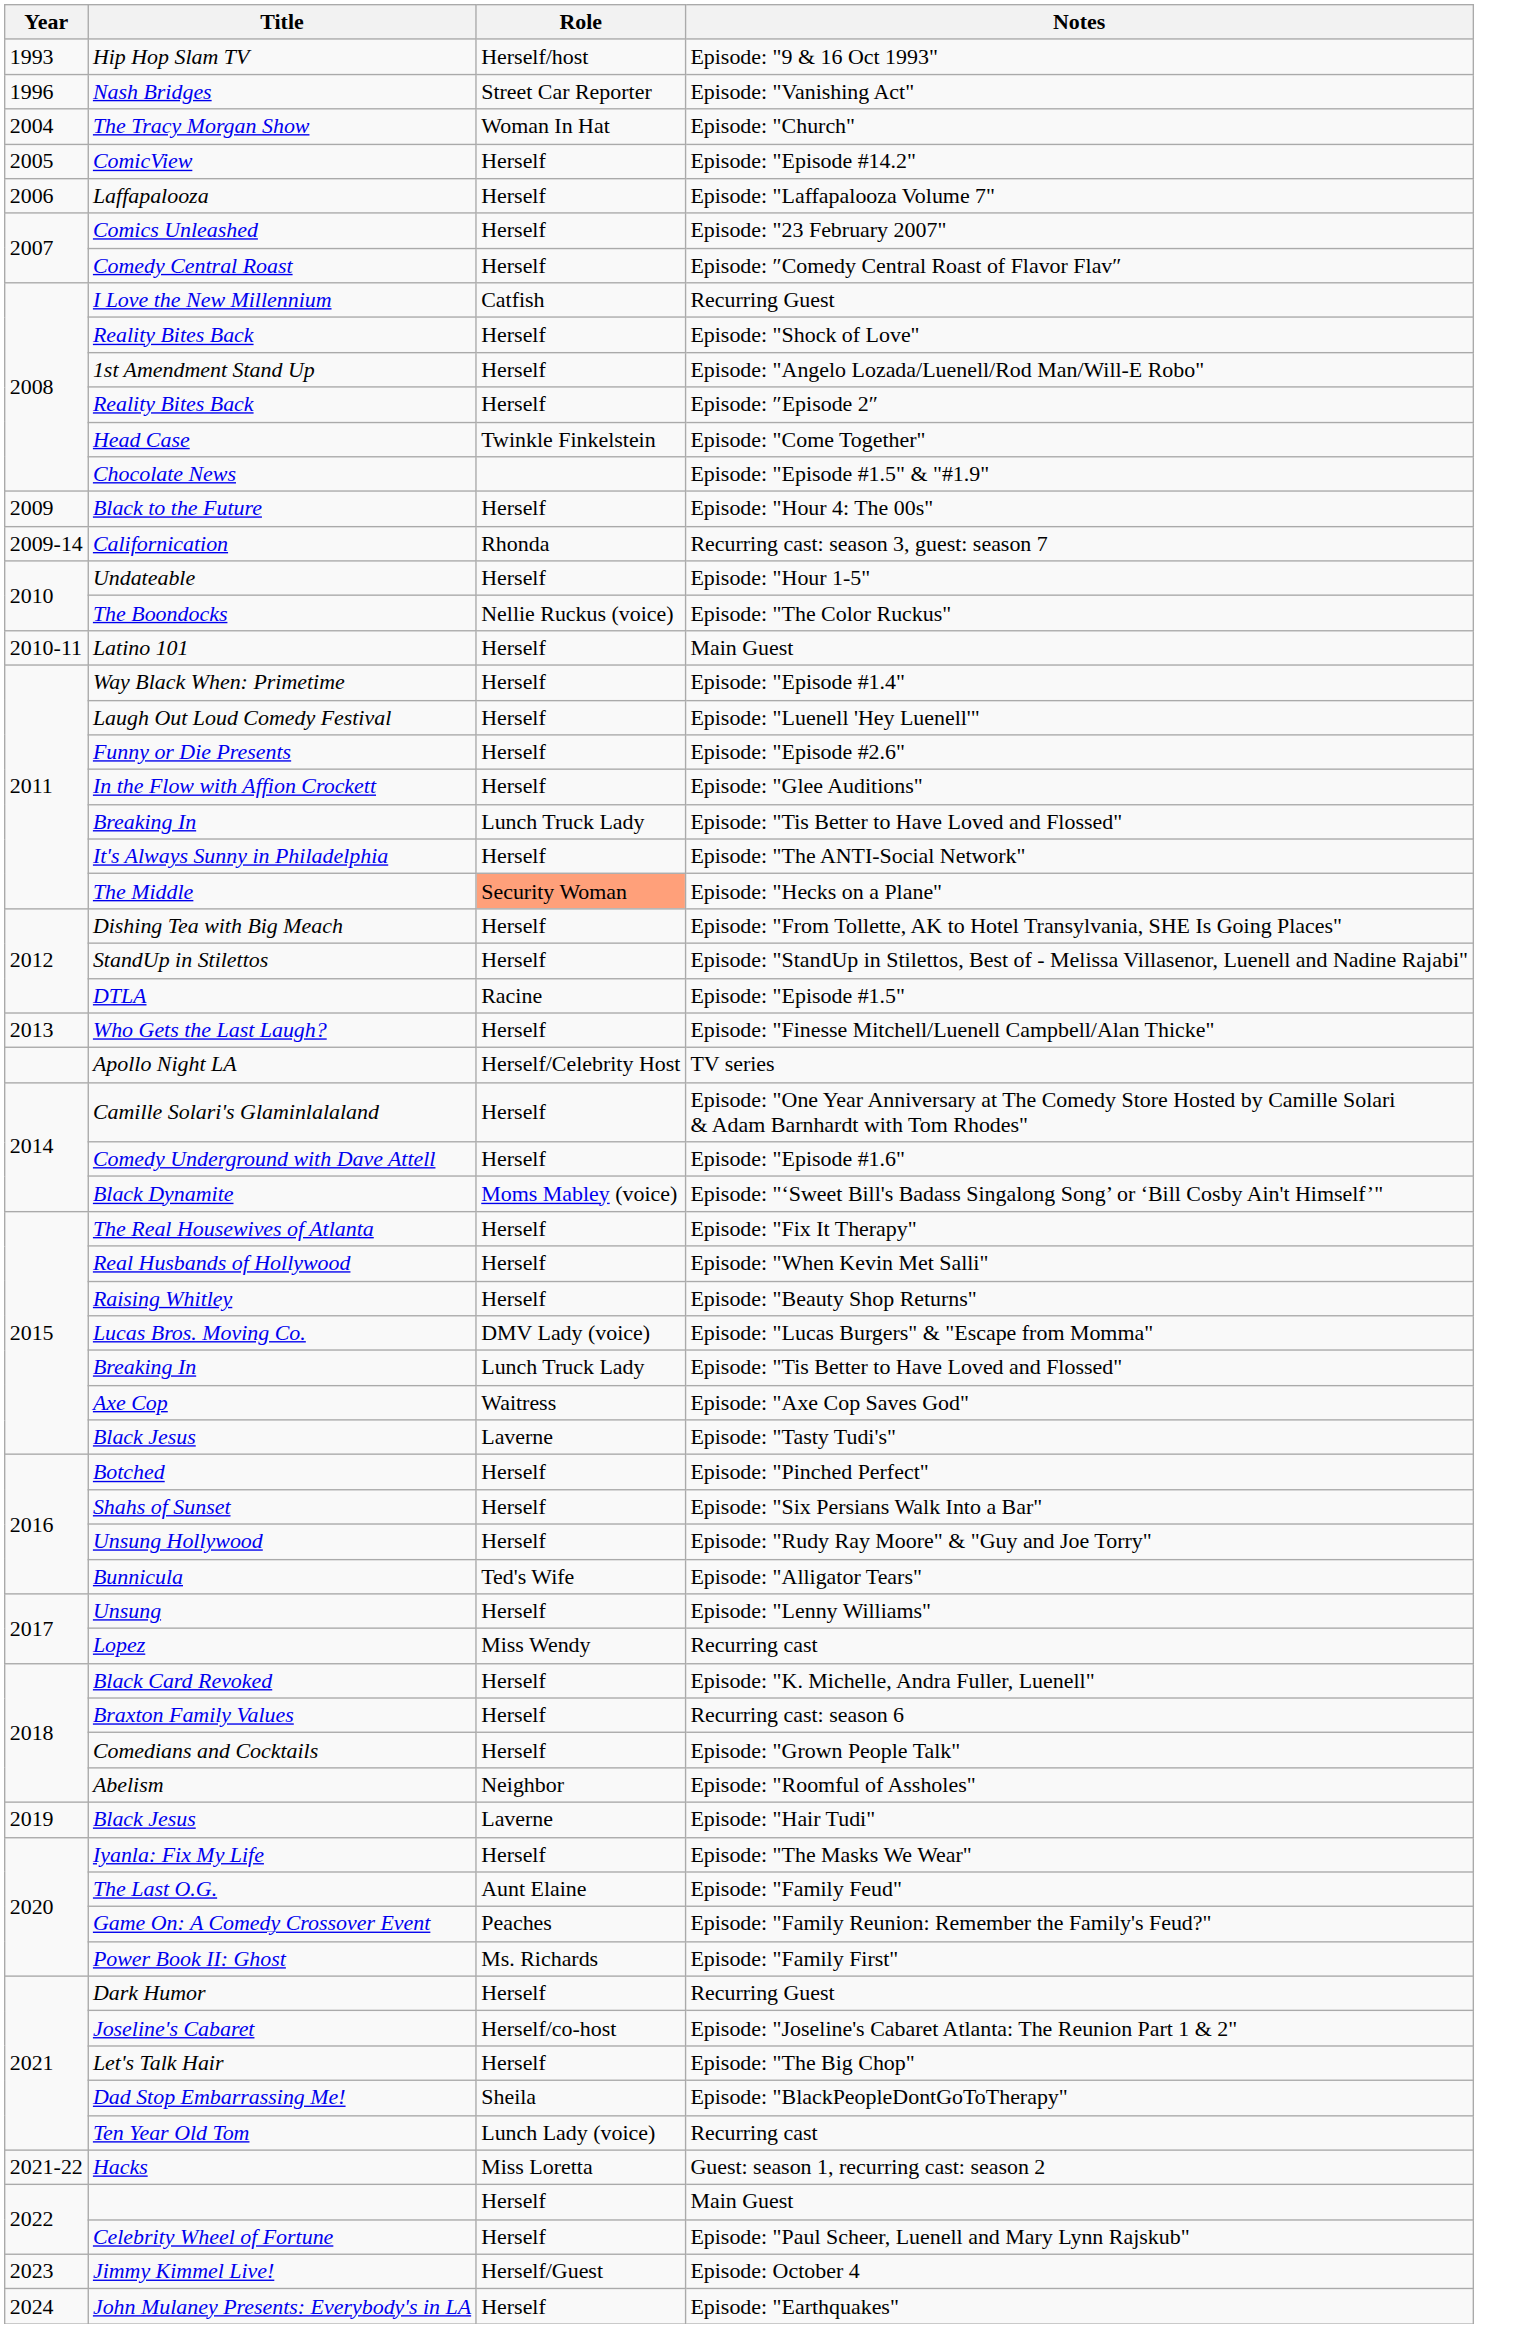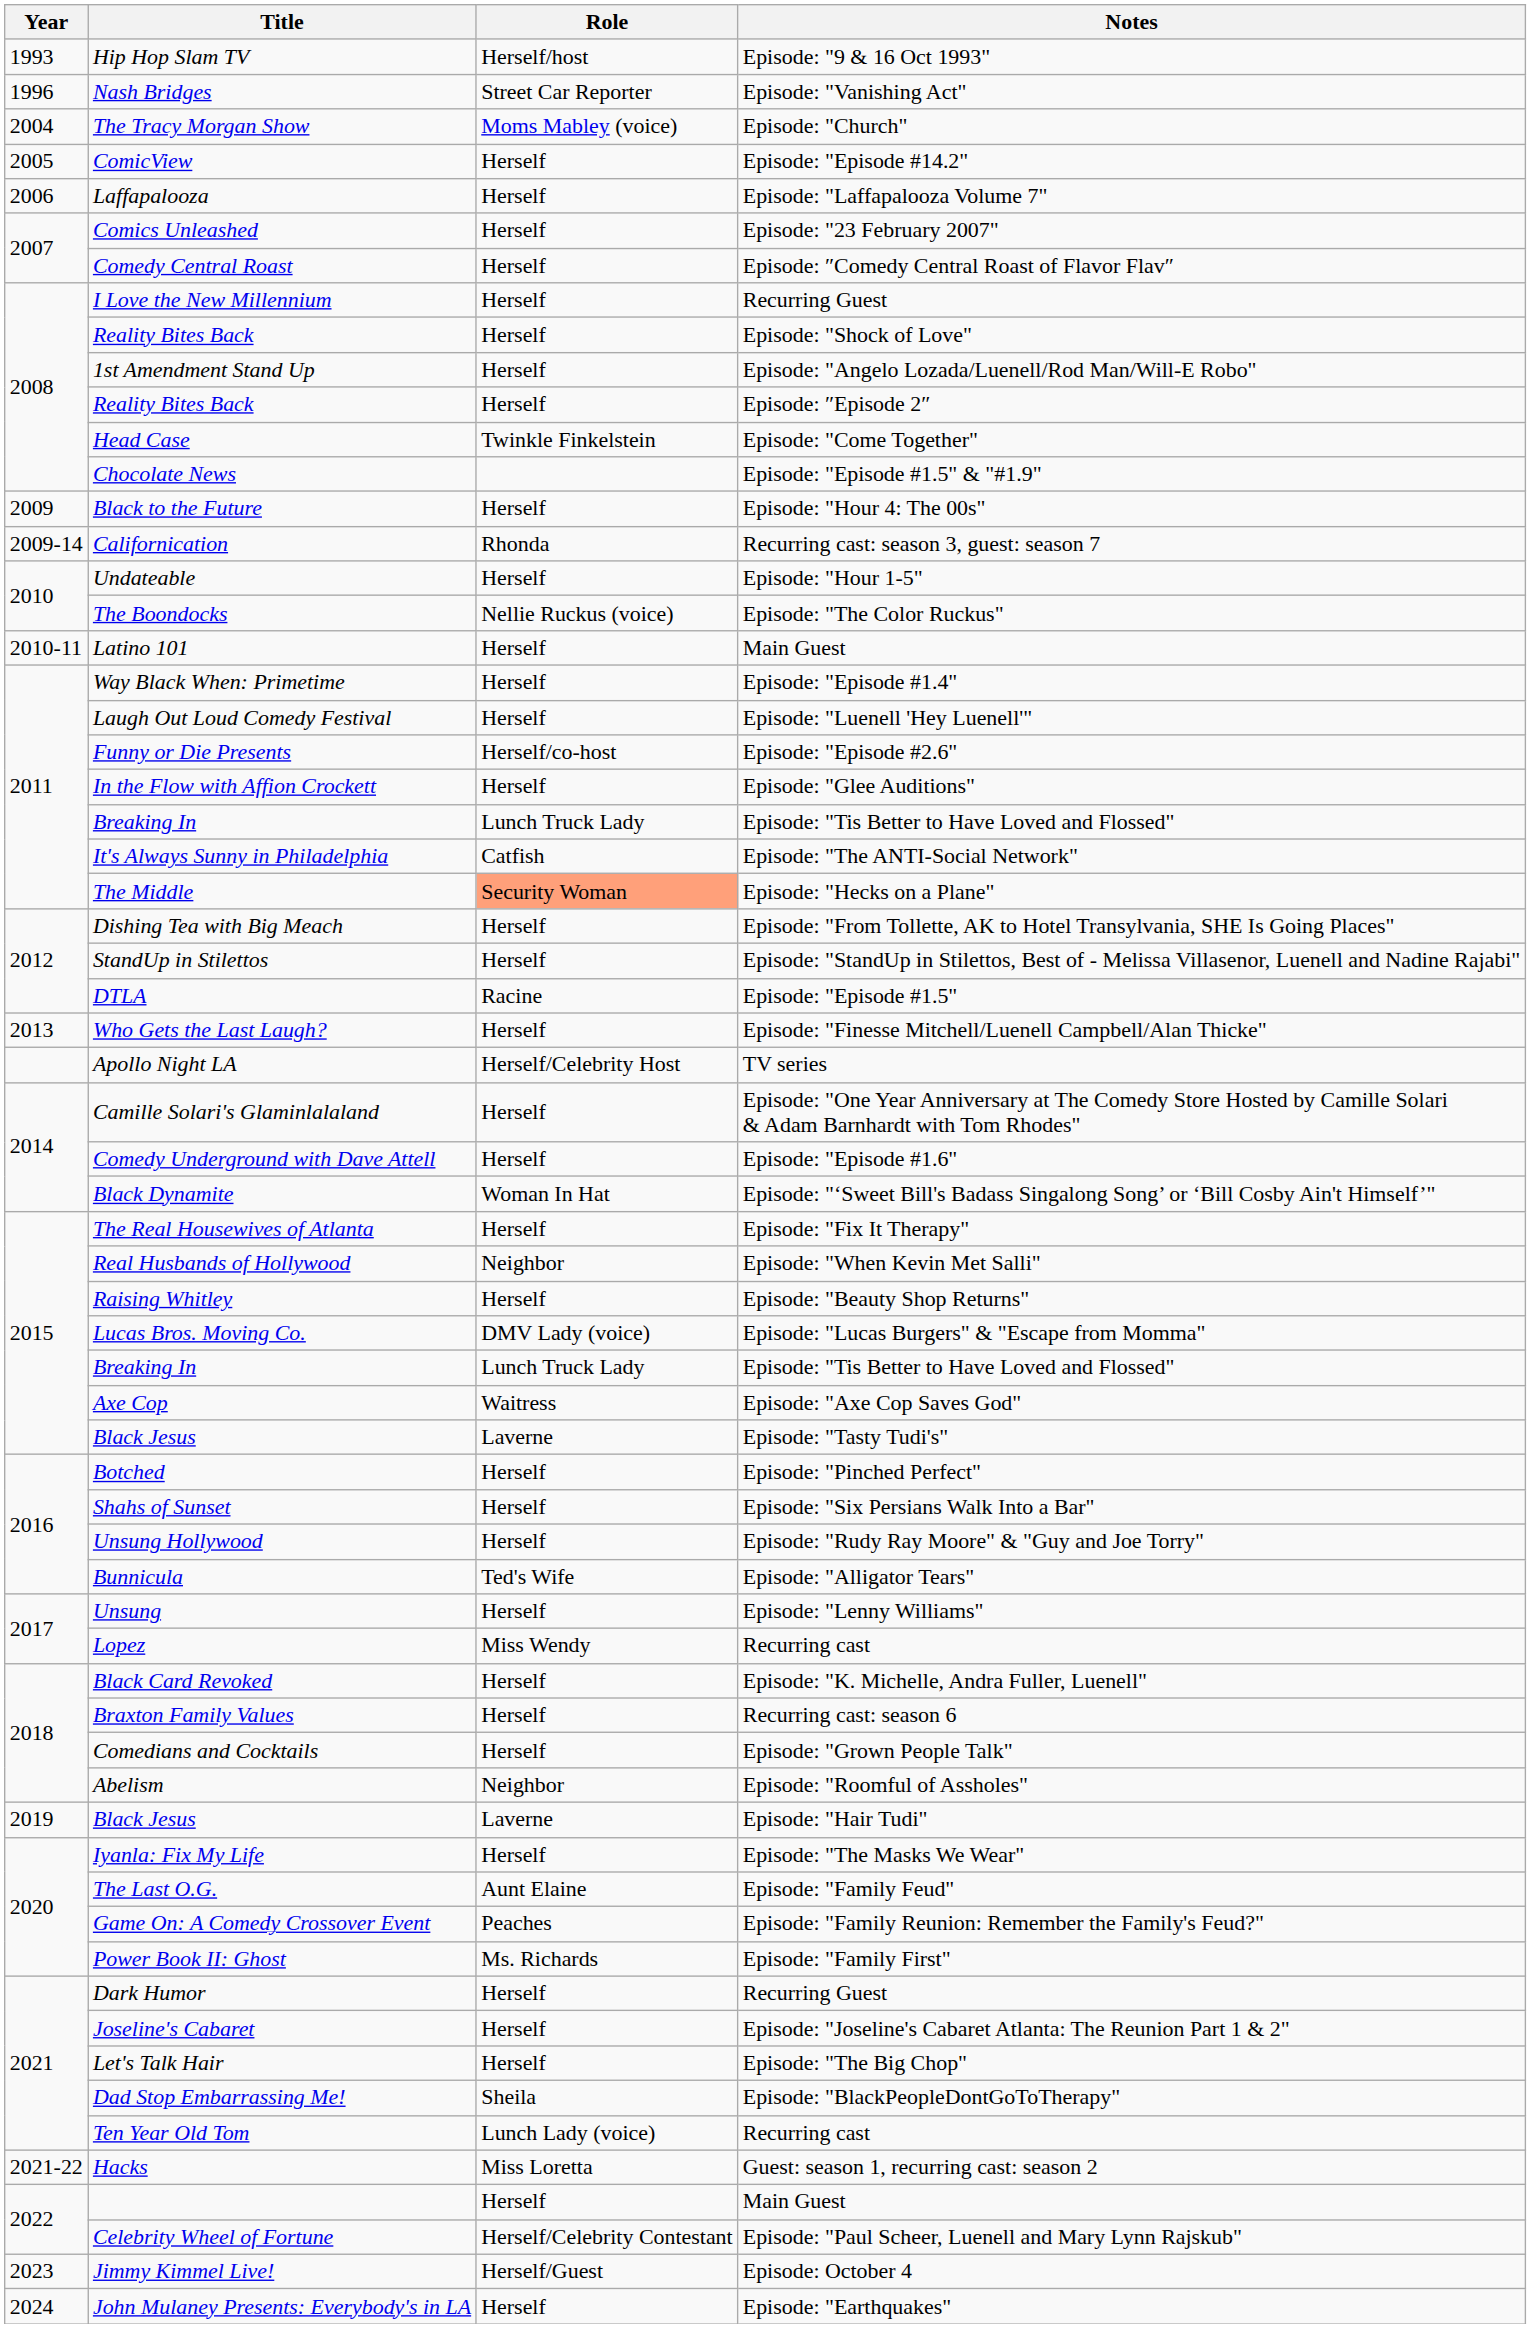(546, 126) Woman In Hat -> (579, 126) Moms Mabley (voice)
(513, 299) Catfish -> (514, 299) Herself
(514, 751) Herself -> (549, 751) Herself/co-host
(514, 856) Herself -> (513, 856) Catfish
(579, 1193) Moms Mabley (voice) -> (546, 1193) Woman In Hat
(514, 1263) Herself -> (523, 1263) Neighbor
(549, 2028) Herself/co-host -> (514, 2028) Herself
(514, 2236) Herself -> (607, 2236) Herself/Celebrity Contestant
